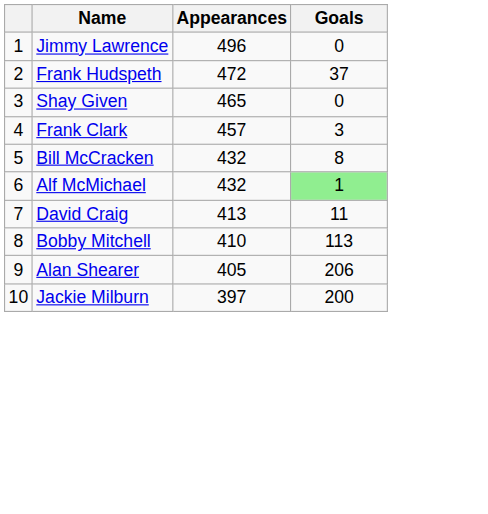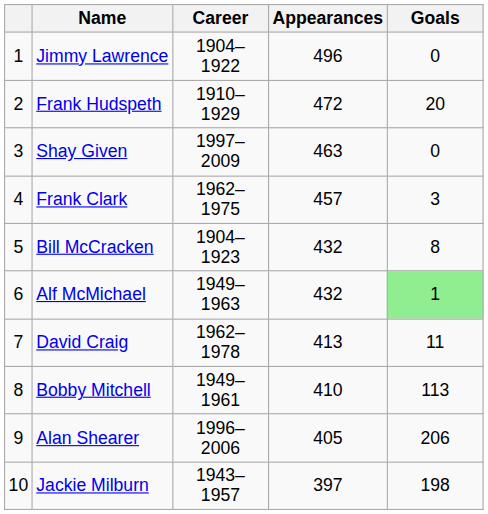+ column: (220, 18)
(339, 74) 37 -> (435, 103) 20
(232, 102) 465 -> (328, 151) 463
(339, 297) 200 -> (435, 485) 198
